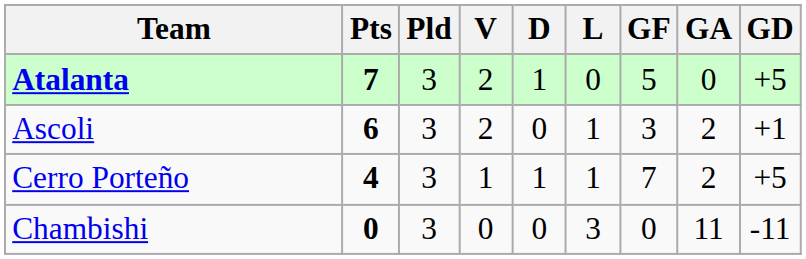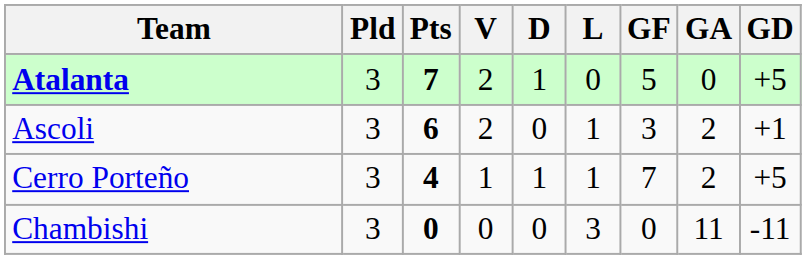columns swapped: (371, 29) <-> (429, 29)
